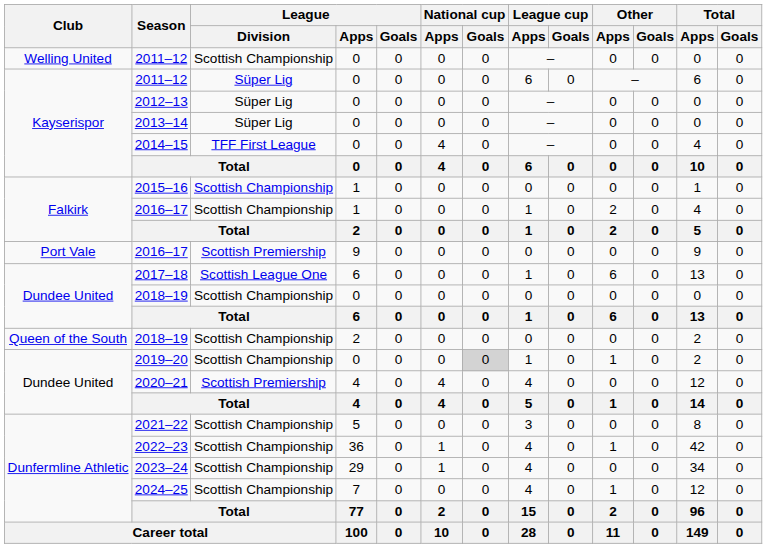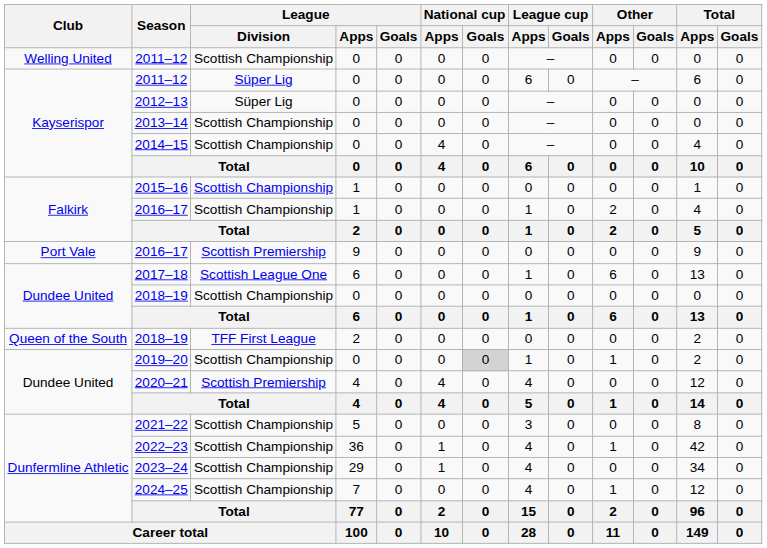(264, 123) Süper Lig -> (264, 123) Scottish Championship
(264, 144) TFF First League -> (264, 144) Scottish Championship
(264, 338) Scottish Championship -> (264, 338) TFF First League
